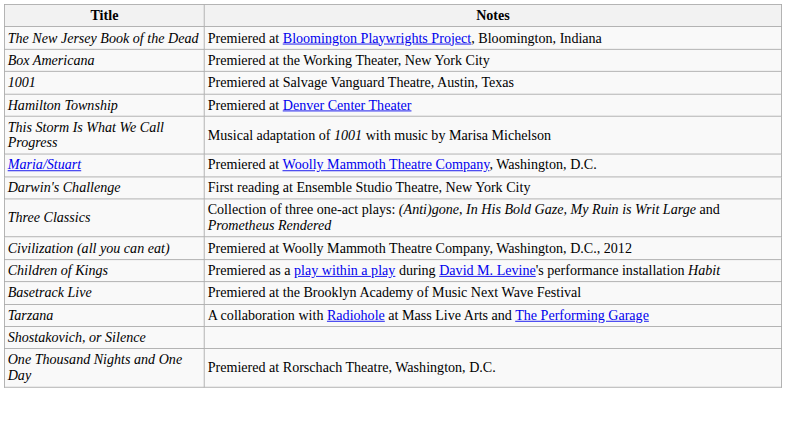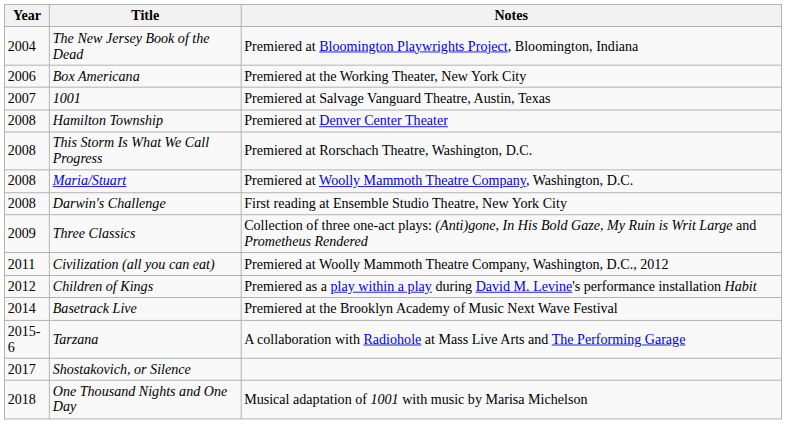+ column: (27, 15)
(379, 135) Musical adaptation of 1001 with music by Marisa Michelson -> (388, 151) Premiered at Rorschach Theatre, Washington, D.C.
(352, 367) Premiered at Rorschach Theatre, Washington, D.C. -> (416, 399) Musical adaptation of 1001 with music by Marisa Michelson
